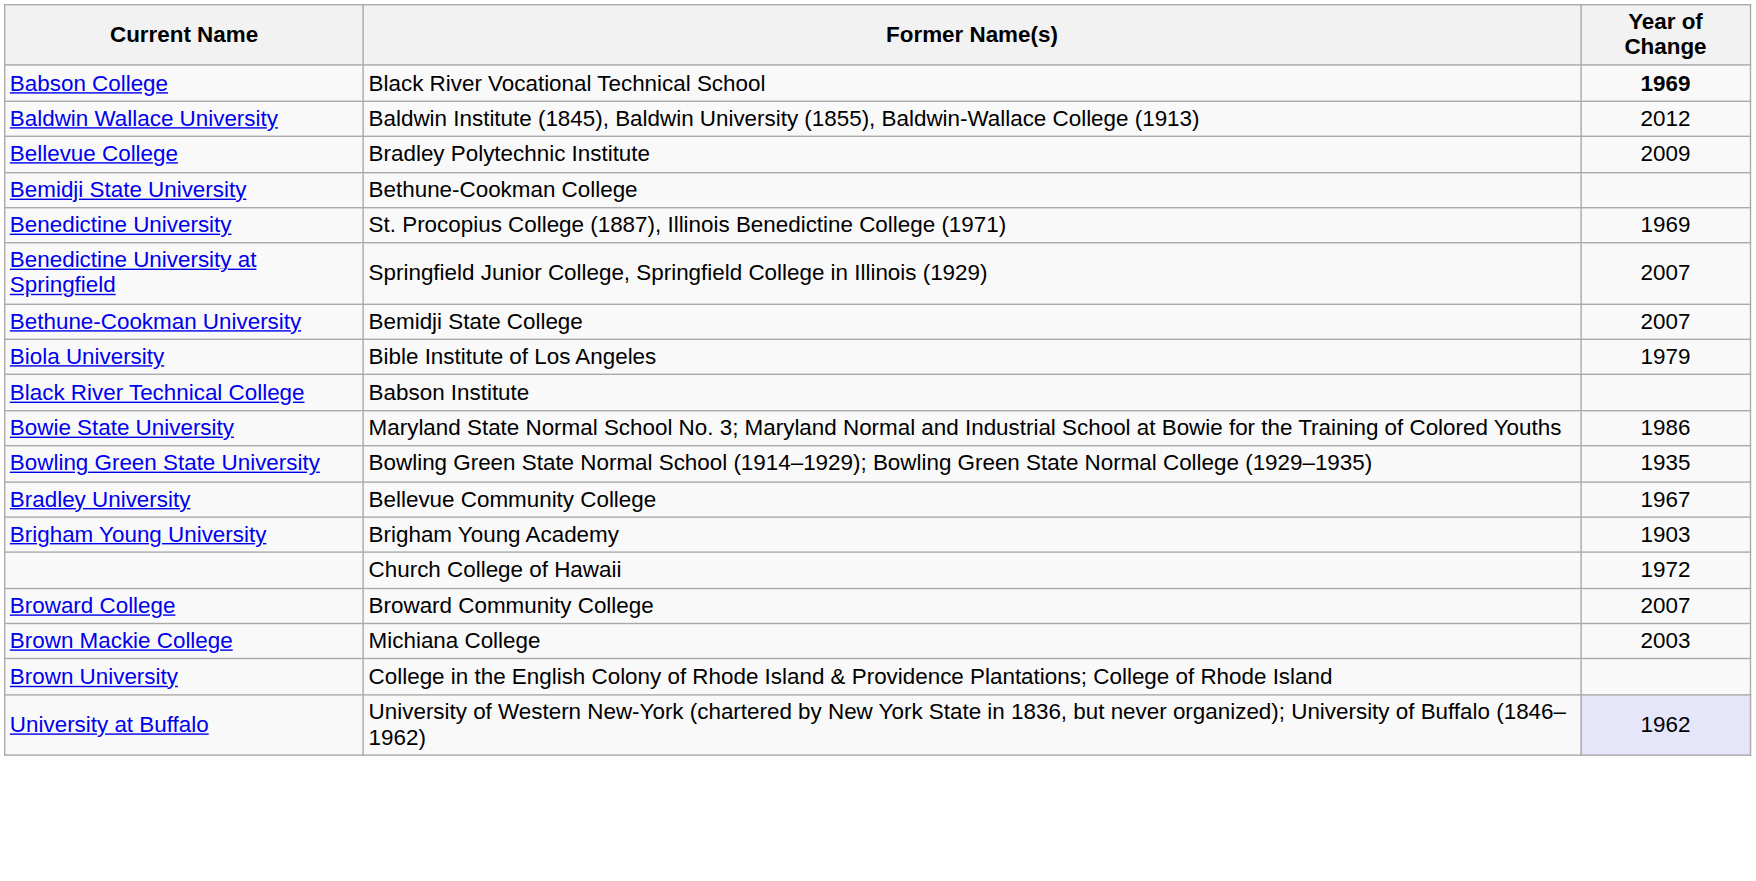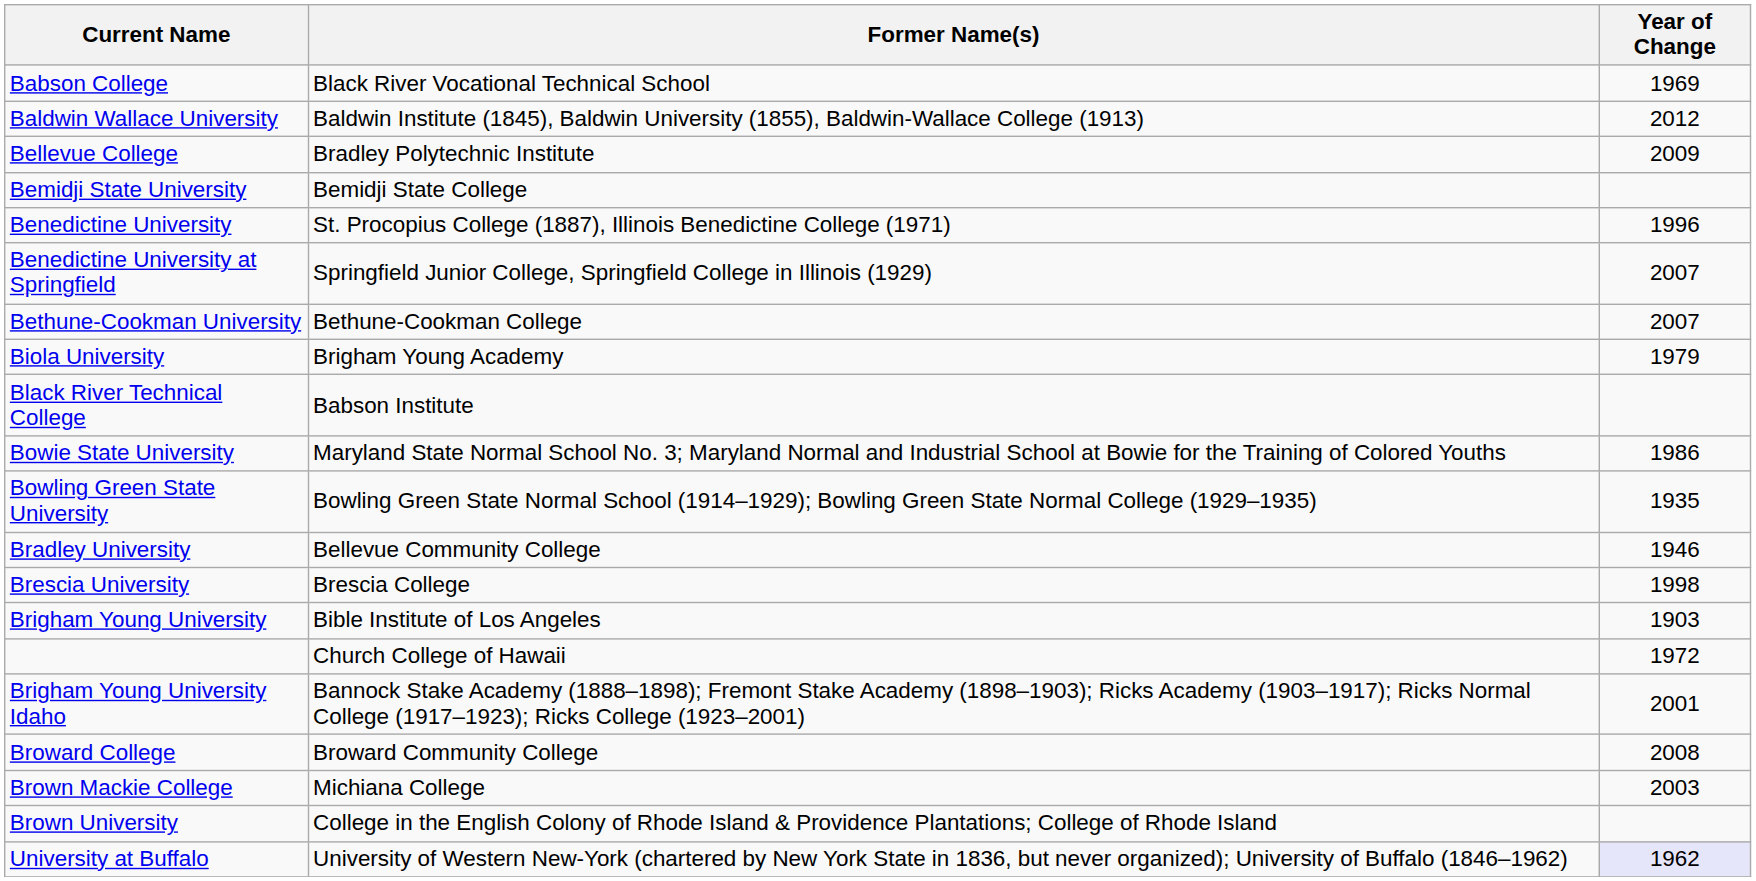(1665, 82) bold -> (1675, 82) normal
(503, 189) Bethune-Cookman College -> (420, 189) Bemidji State College
(1665, 225) 1969 -> (1675, 225) 1996
(476, 321) Bemidji State College -> (448, 321) Bethune-Cookman College
(512, 356) Bible Institute of Los Angeles -> (438, 356) Brigham Young Academy
(1665, 498) 1967 -> (1675, 549) 1946
+ row: (99, 584)
(494, 534) Brigham Young Academy -> (457, 620) Bible Institute of Los Angeles
+ row: (138, 704)
(1665, 605) 2007 -> (1675, 752) 2008
